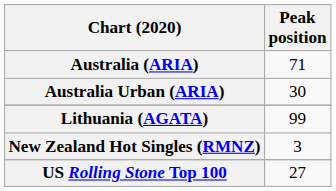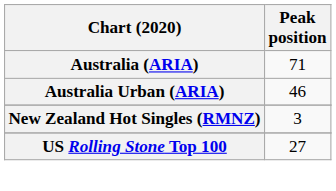(297, 91) 30 -> (297, 91) 46
- row: (135, 118)
